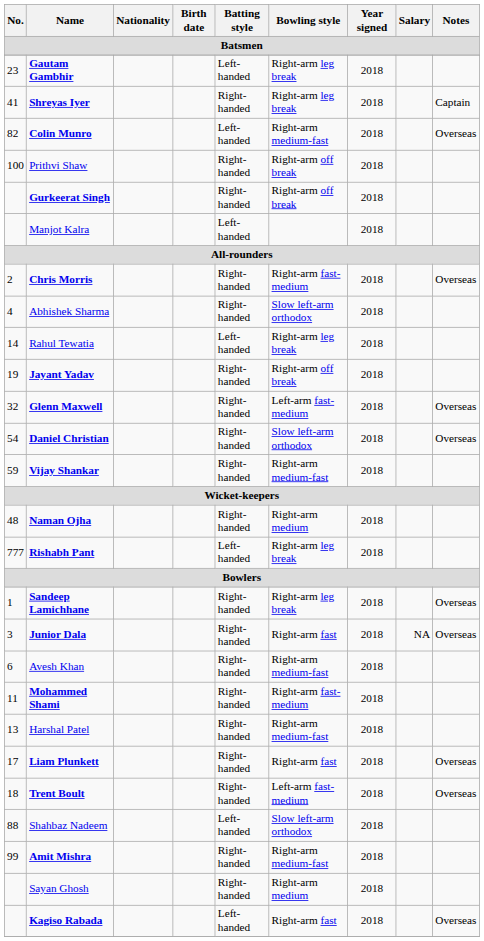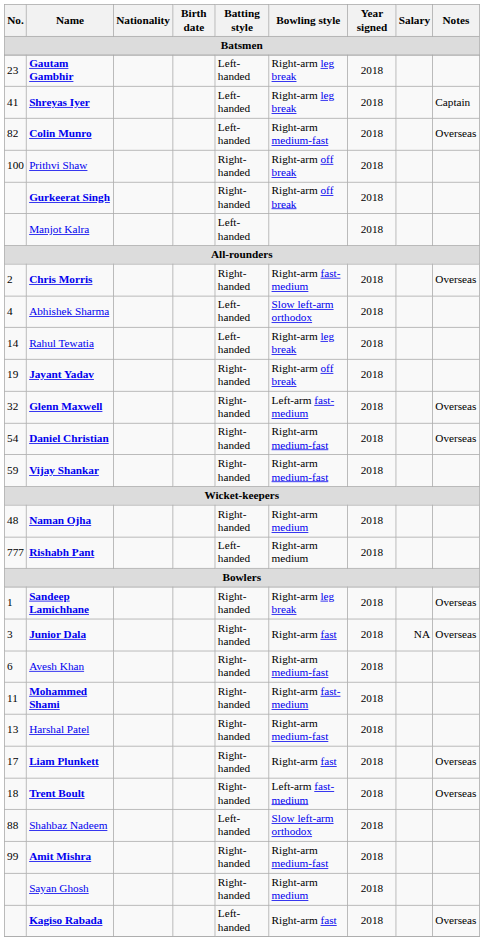(234, 102) Right-handed -> (234, 102) Left-handed
(234, 312) Right-handed -> (234, 312) Left-handed
(303, 439) Slow left-arm orthodox -> (300, 439) Right-arm medium-fast
(303, 553) Right-arm leg break -> (295, 553) Right-arm medium
